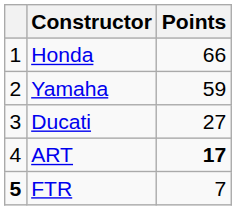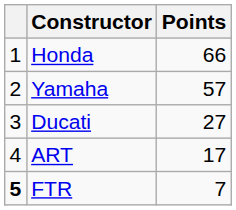(215, 88) 59 -> (215, 88) 57
(215, 155) bold -> (215, 155) normal
